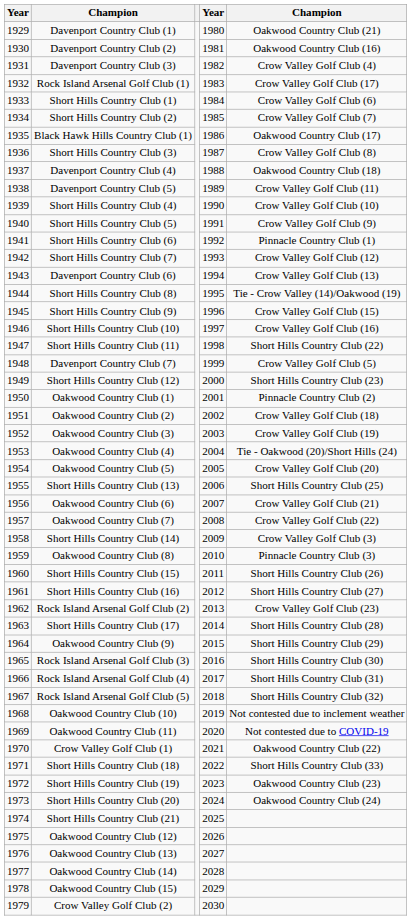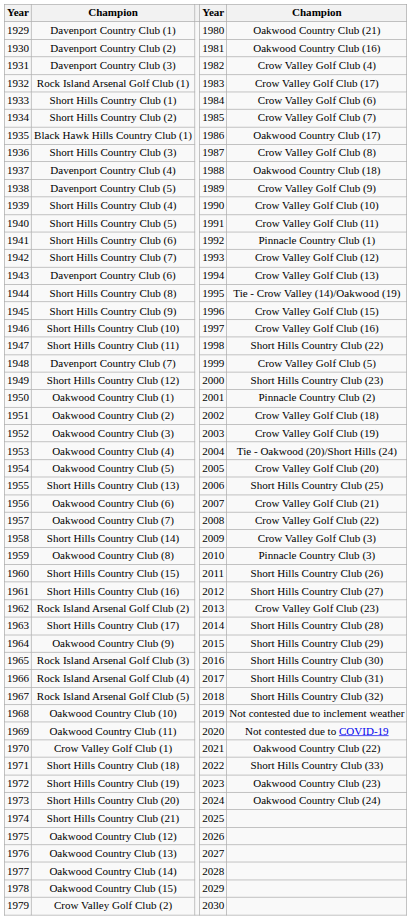(317, 188) Crow Valley Golf Club (11) -> (317, 188) Crow Valley Golf Club (9)
(317, 223) Crow Valley Golf Club (9) -> (317, 223) Crow Valley Golf Club (11)
